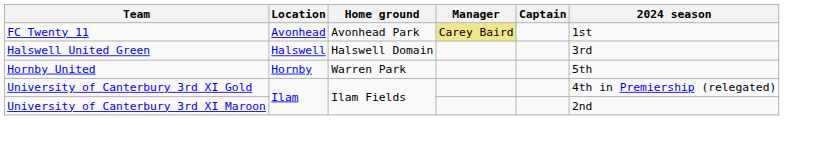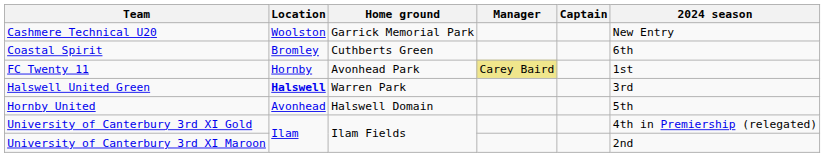+ row: (82, 32)
+ row: (55, 51)
(299, 32) Avonhead -> (292, 69) Hornby
(299, 51) normal -> (299, 87) bold
(382, 51) Halswell Domain -> (369, 87) Warren Park
(292, 69) Hornby -> (299, 106) Avonhead
(369, 69) Warren Park -> (382, 106) Halswell Domain
